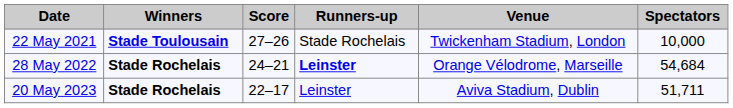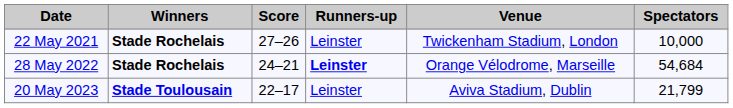(168, 41) Stade Toulousain -> (168, 41) Stade Rochelais
(352, 41) Stade Rochelais -> (336, 41) Leinster
(164, 90) Stade Rochelais -> (172, 90) Stade Toulousain
(683, 90) 51,711 -> (681, 90) 21,799
